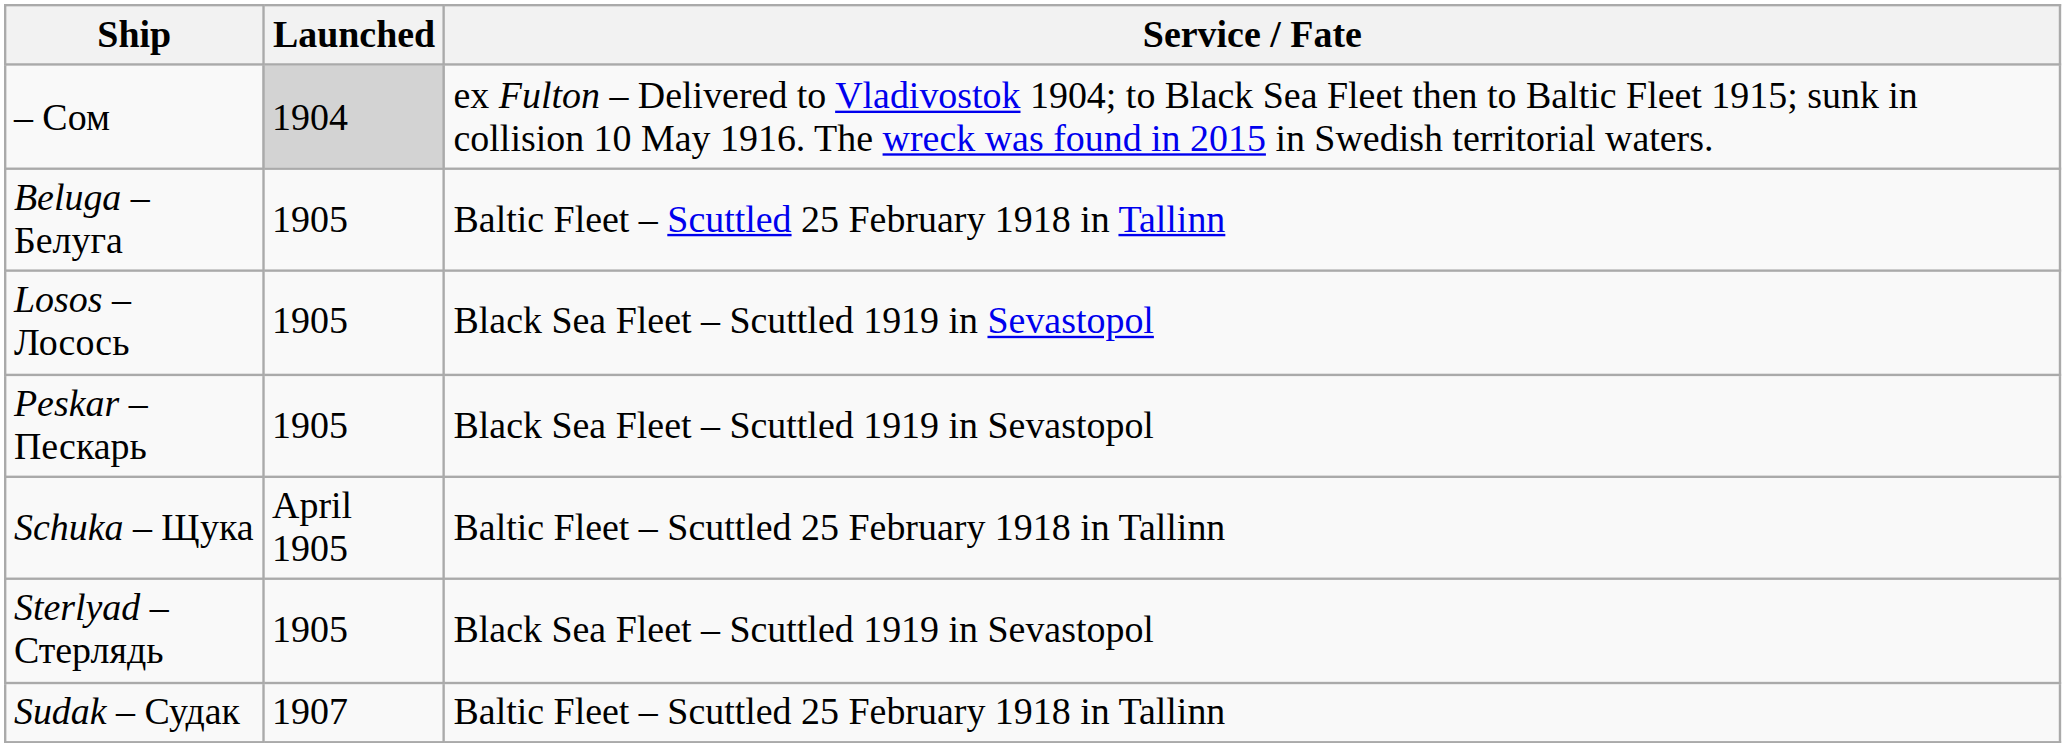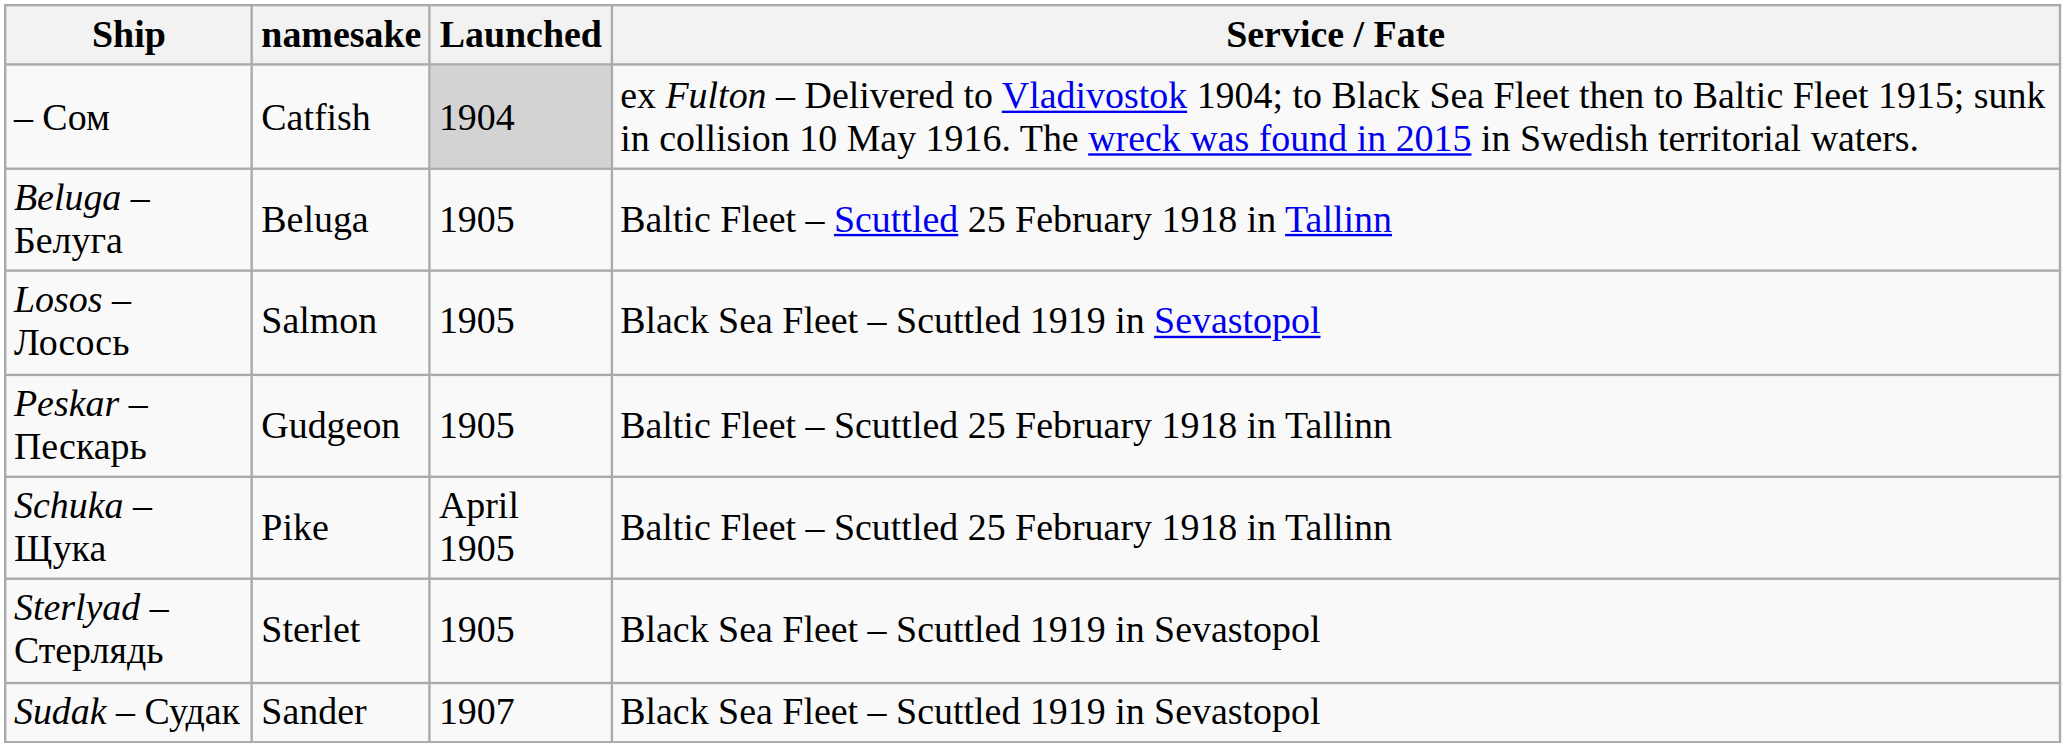+ column: (341, 34)
(804, 424) Black Sea Fleet – Scuttled 1919 in Sevastopol -> (1006, 424) Baltic Fleet – Scuttled 25 February 1918 in Tallinn
(839, 711) Baltic Fleet – Scuttled 25 February 1918 in Tallinn -> (970, 711) Black Sea Fleet – Scuttled 1919 in Sevastopol
